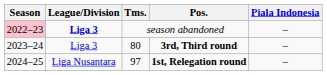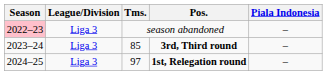(84, 29) bold -> (84, 29) normal
(135, 45) 80 -> (135, 45) 85
(84, 62) Liga Nusantara -> (84, 62) Liga 3
